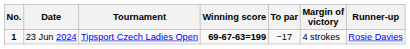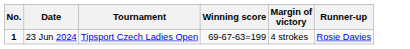- column: (284, 17)
(237, 37) bold -> (237, 37) normal
